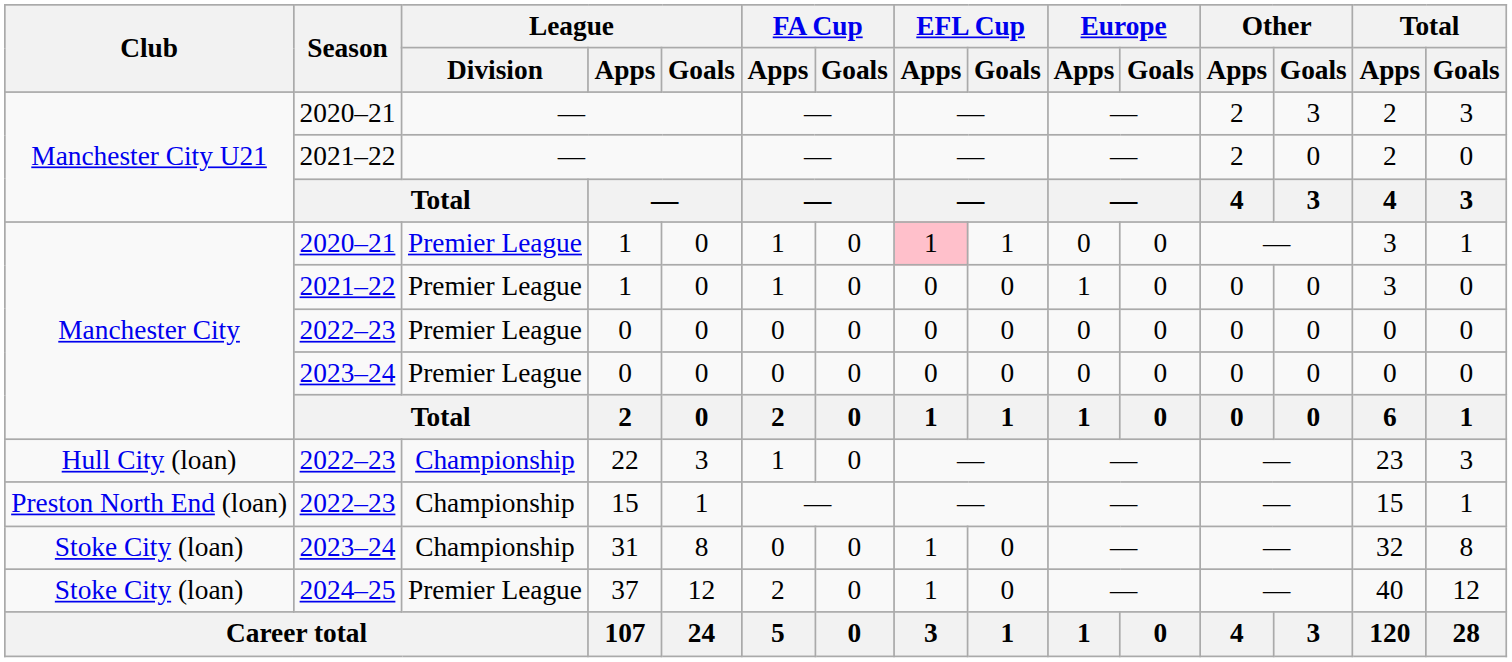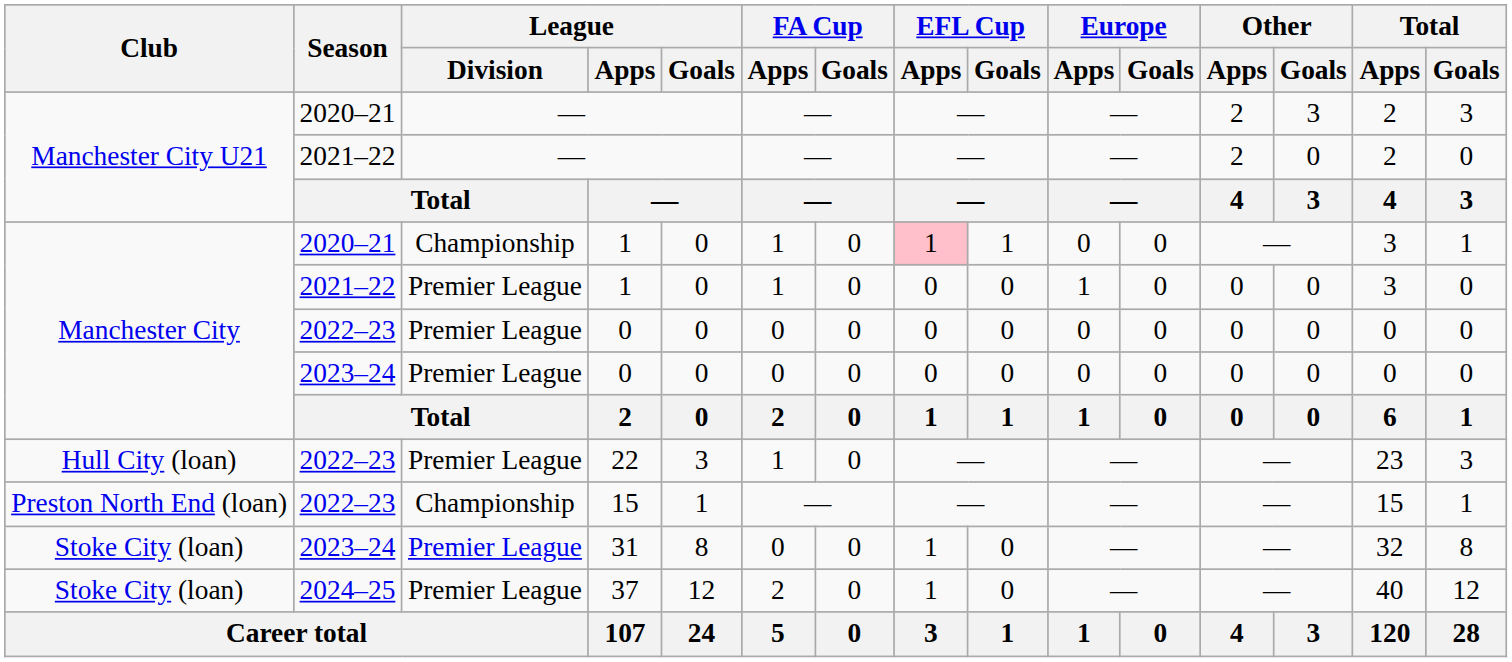(495, 243) Premier League -> (495, 243) Championship
(495, 460) Championship -> (495, 460) Premier League
(495, 546) Championship -> (495, 546) Premier League
